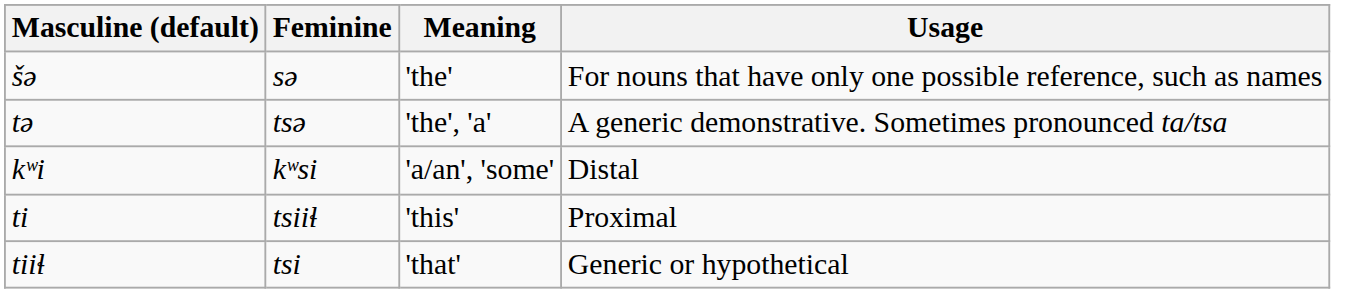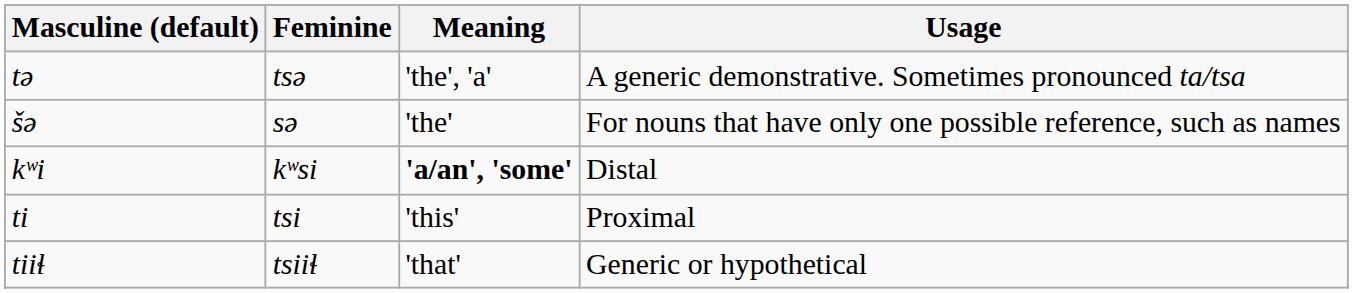rows swapped: (23, 122) <-> (24, 75)
(480, 169) normal -> (489, 169) bold
(295, 216) tsiiɬ -> (287, 216) tsi
(287, 264) tsi -> (295, 264) tsiiɬ
